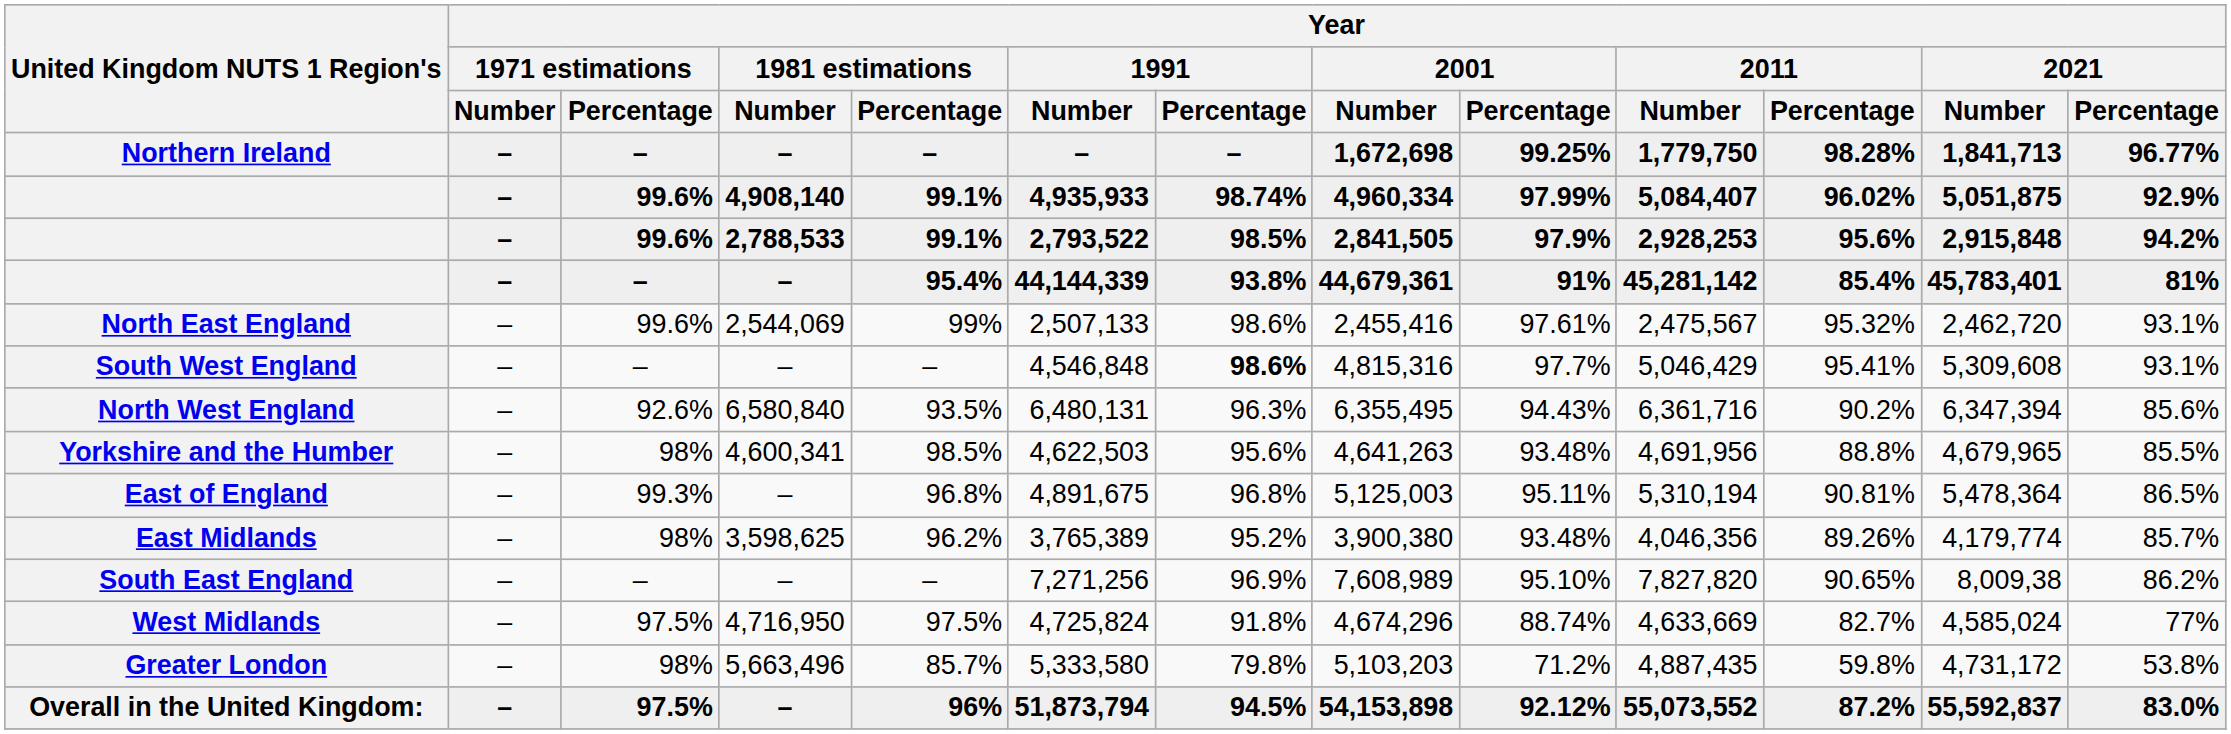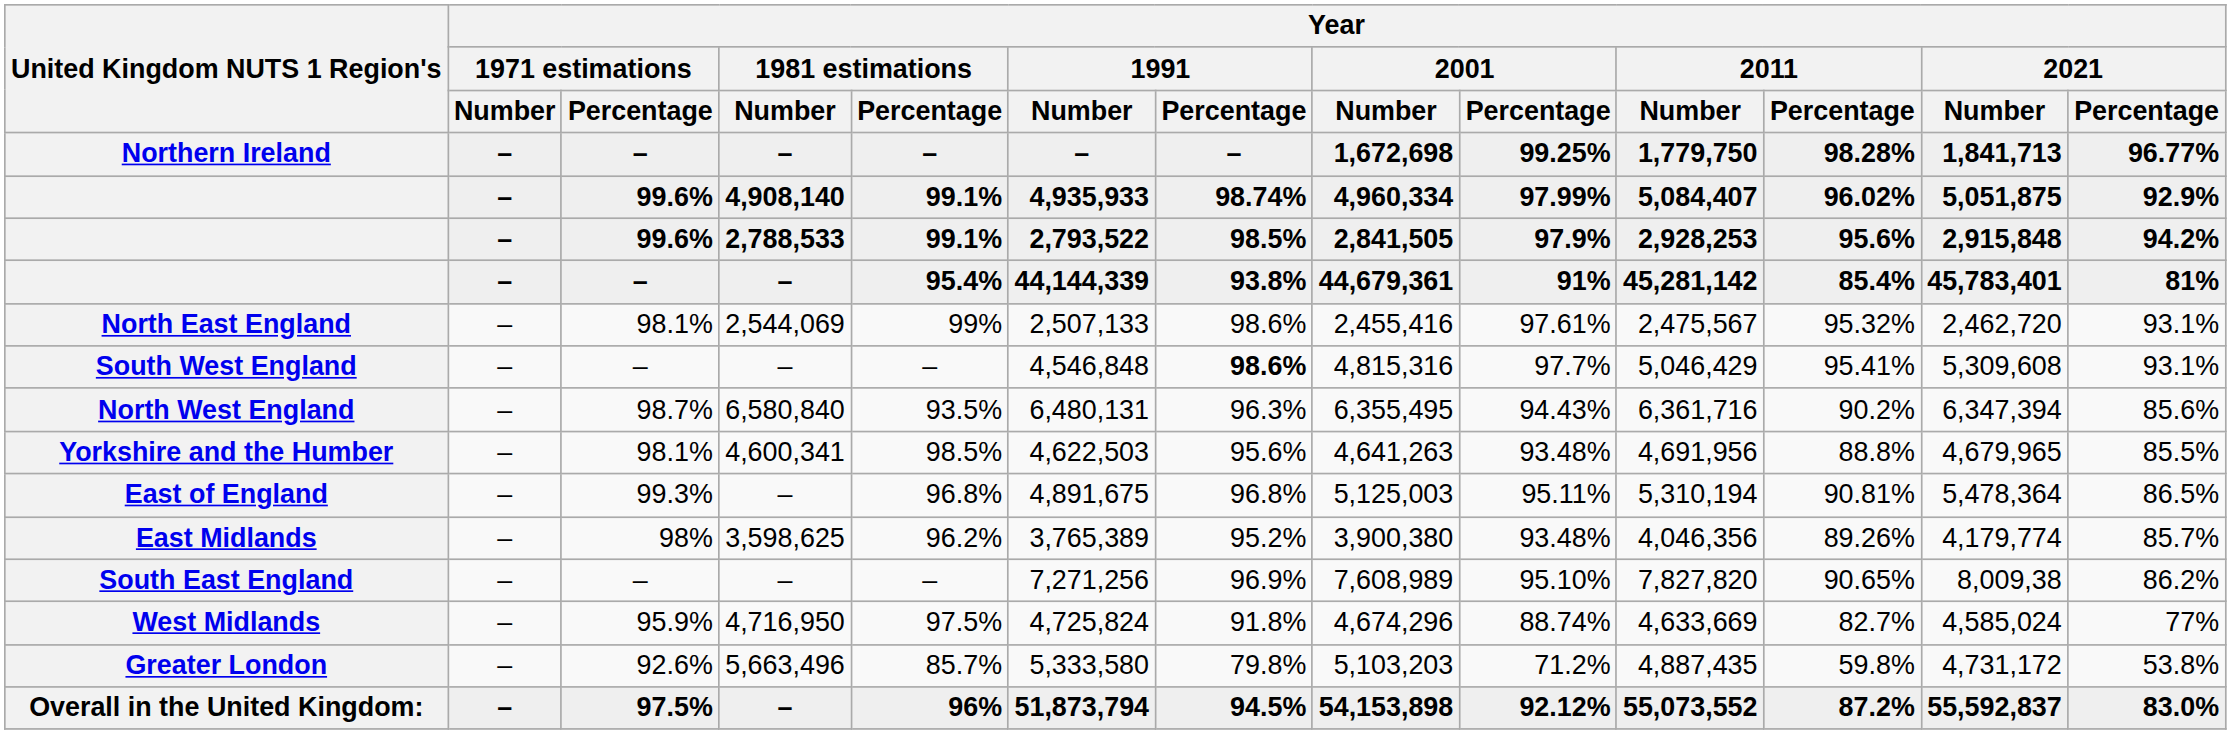(675, 324) 99.6% -> (675, 324) 98.1%
(675, 409) 92.6% -> (675, 409) 98.7%
(686, 452) 98% -> (675, 452) 98.1%
(675, 622) 97.5% -> (675, 622) 95.9%
(686, 665) 98% -> (675, 665) 92.6%
